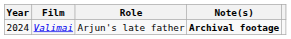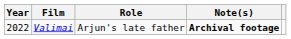(18, 27) 2024 -> (18, 27) 2022
